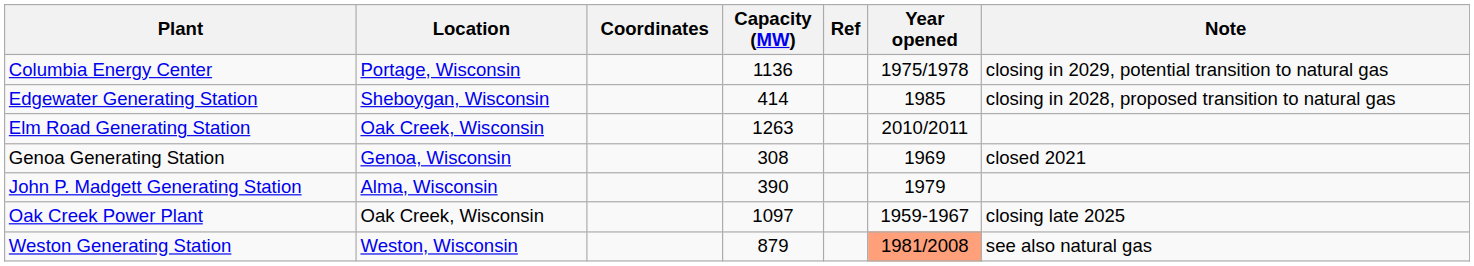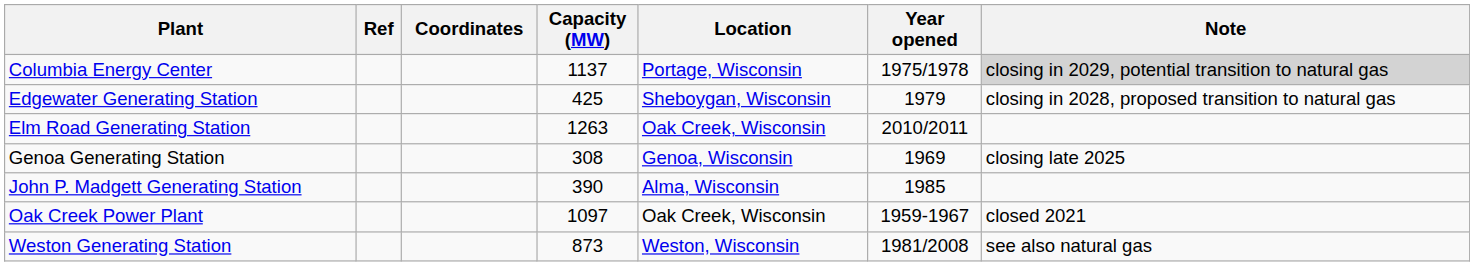columns swapped: (471, 29) <-> (846, 29)
(773, 69) 1136 -> (588, 69) 1137
(1187, 69) no background -> (1187, 69) lightgrey background
(773, 98) 414 -> (588, 98) 425
(925, 98) 1985 -> (925, 98) 1979
(1036, 157) closed 2021 -> (1056, 157) closing late 2025
(925, 187) 1979 -> (925, 187) 1985
(1056, 216) closing late 2025 -> (1036, 216) closed 2021
(773, 246) 879 -> (588, 246) 873
(925, 246) lightsalmon background -> (925, 246) no background
